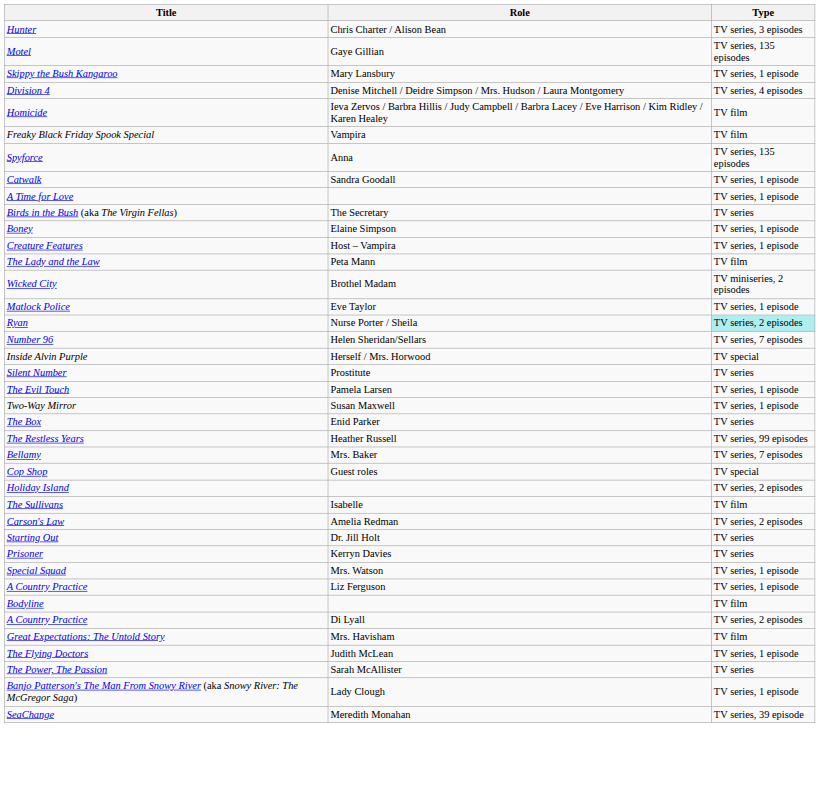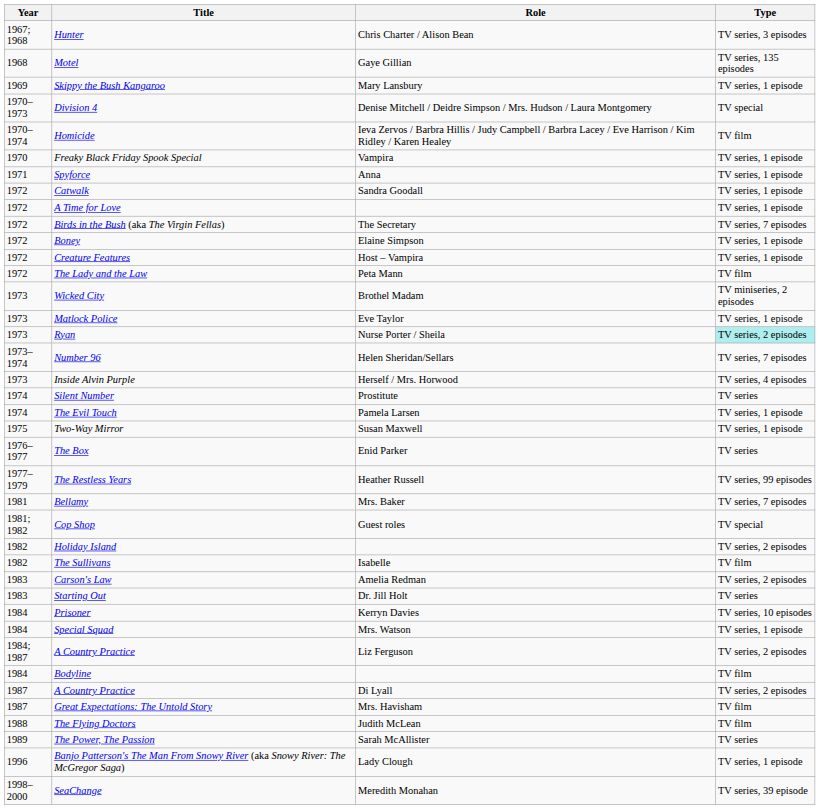+ column: (28, 12)
(758, 90) TV series, 4 episodes -> (740, 107) TV special
(731, 135) TV film -> (760, 158) TV series, 1 episode
(744, 157) TV series, 135 episodes -> (760, 175) TV series, 1 episode
(734, 212) TV series -> (762, 224) TV series, 7 episodes
(736, 356) TV special -> (762, 379) TV series, 4 episodes
(734, 554) TV series -> (765, 612) TV series, 10 episodes
(756, 587) TV series, 1 episode -> (762, 651) TV series, 2 episodes
(756, 653) TV series, 1 episode -> (735, 723) TV film
